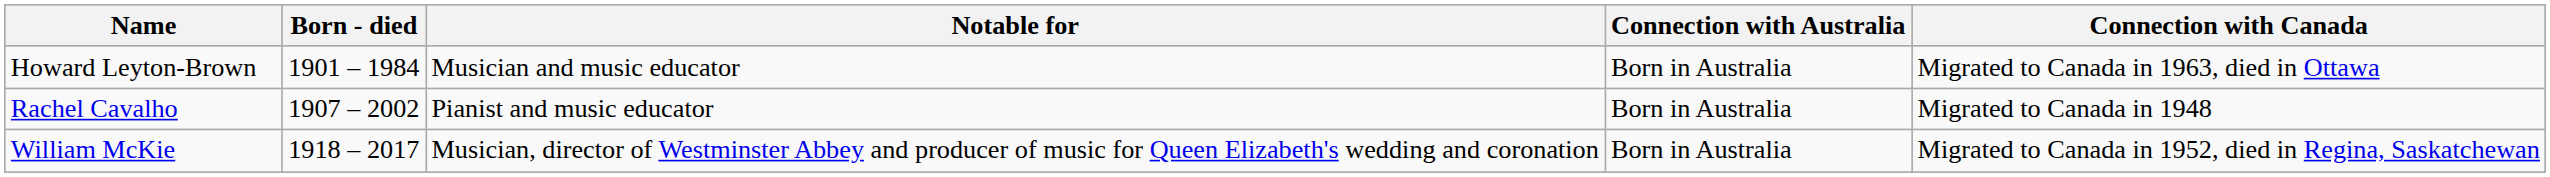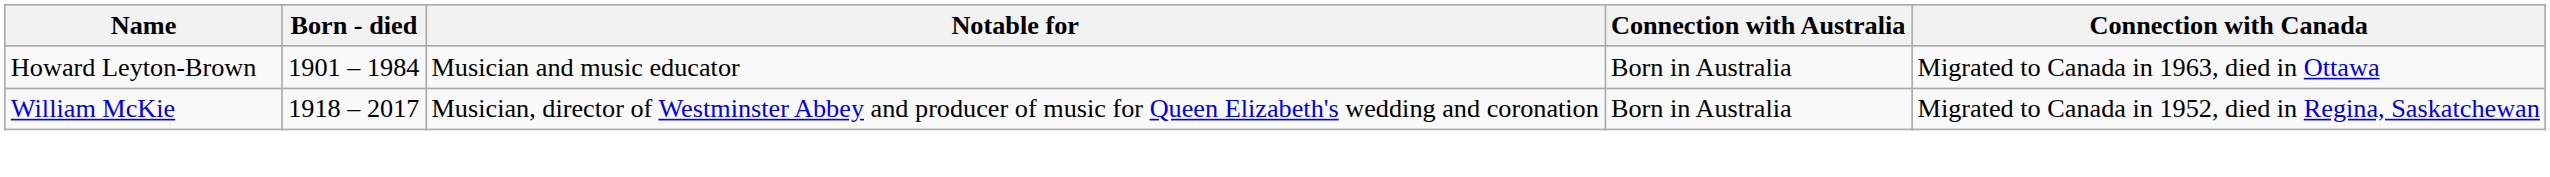- row: (94, 108)
